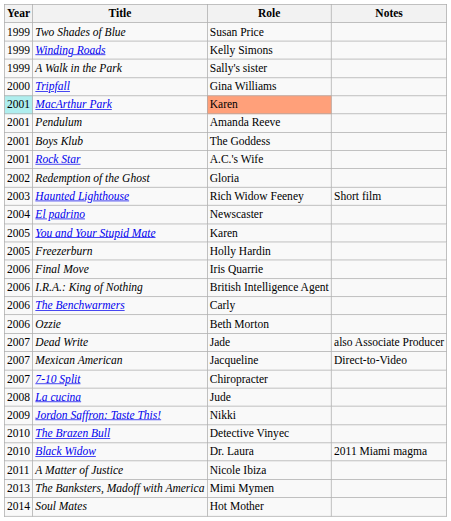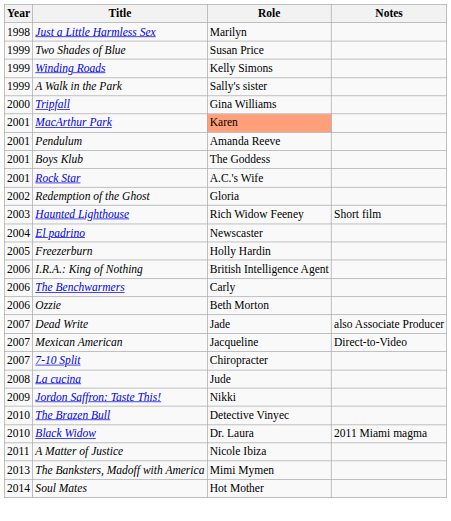+ row: (96, 31)
(19, 104) paleturquoise background -> (19, 123) no background
- row: (95, 232)
- row: (62, 269)
